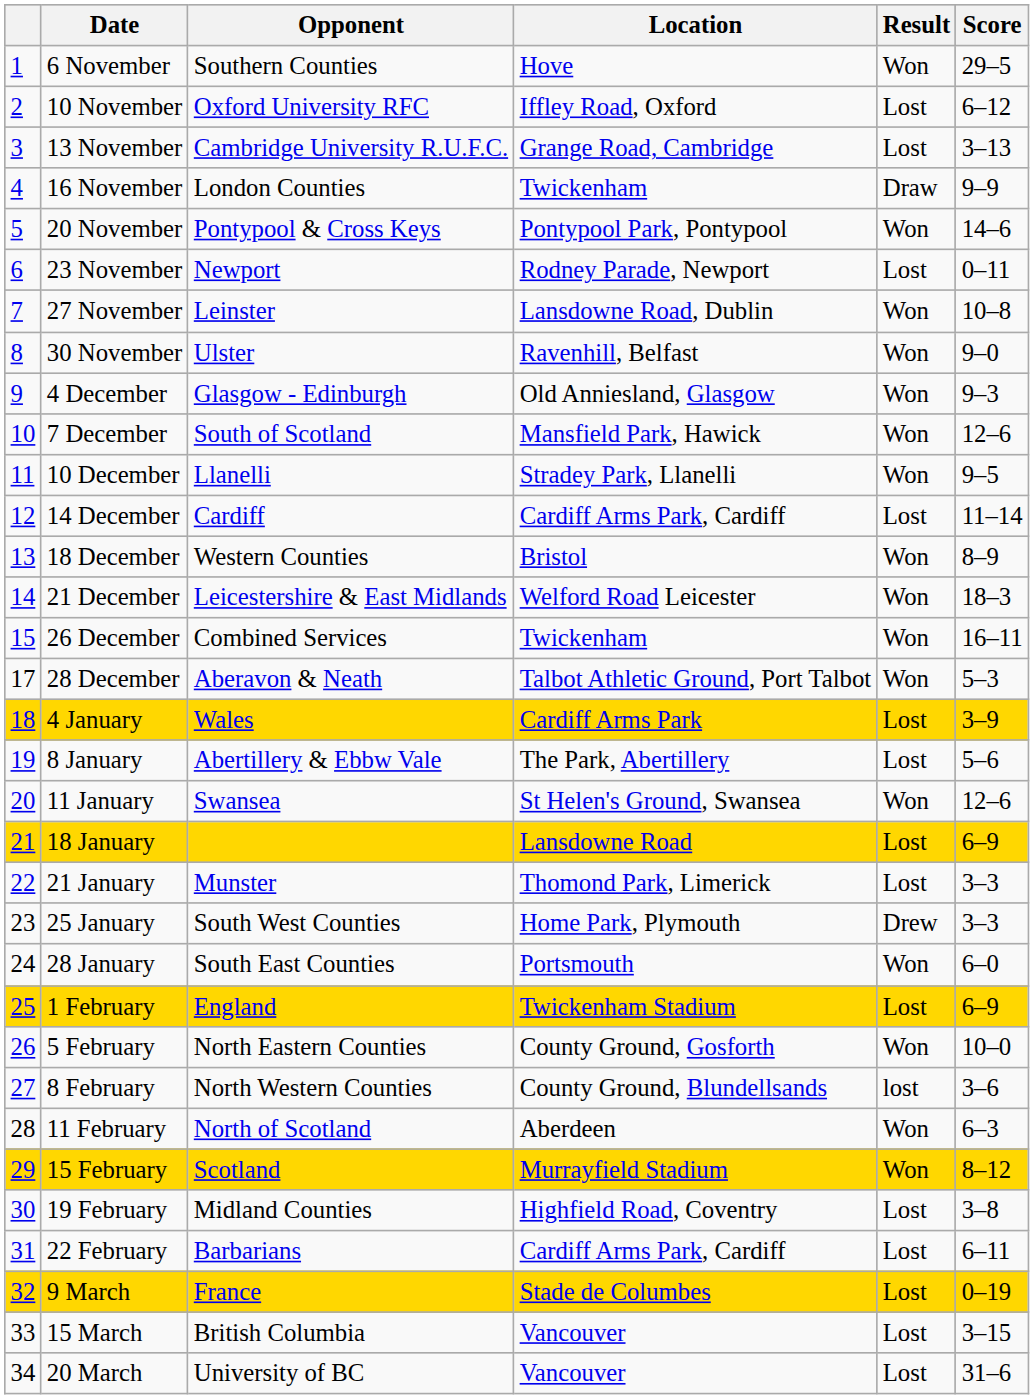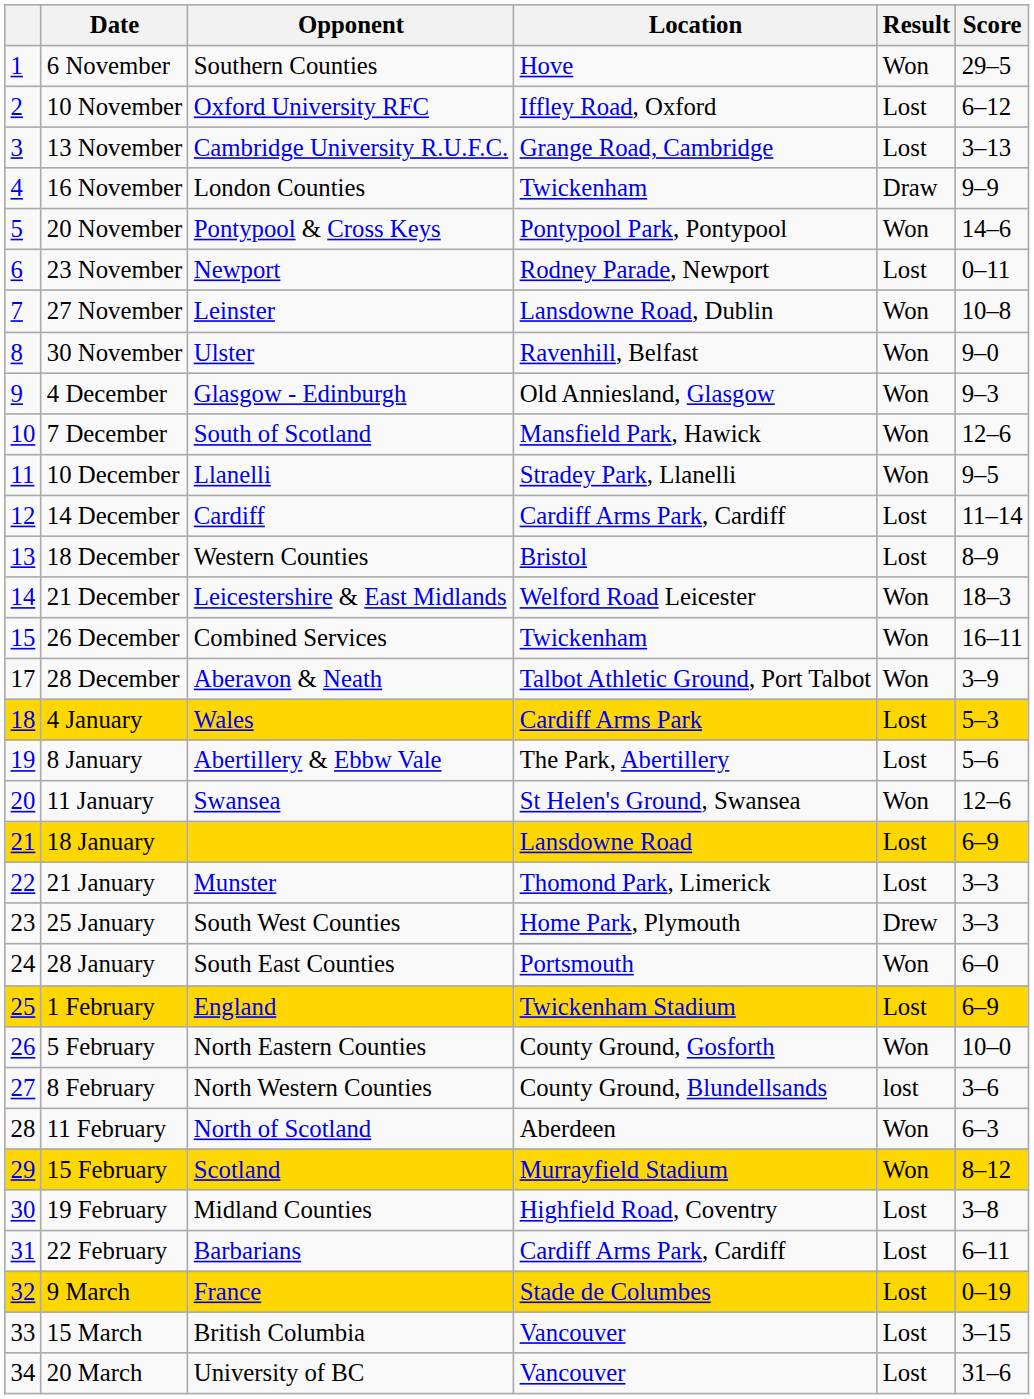(906, 556) Won -> (905, 556) Lost
(980, 678) 5–3 -> (980, 678) 3–9
(980, 719) 3–9 -> (980, 719) 5–3
